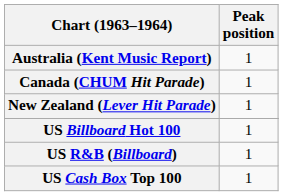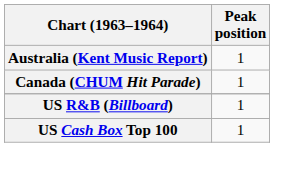- row: (112, 105)
- row: (112, 130)
